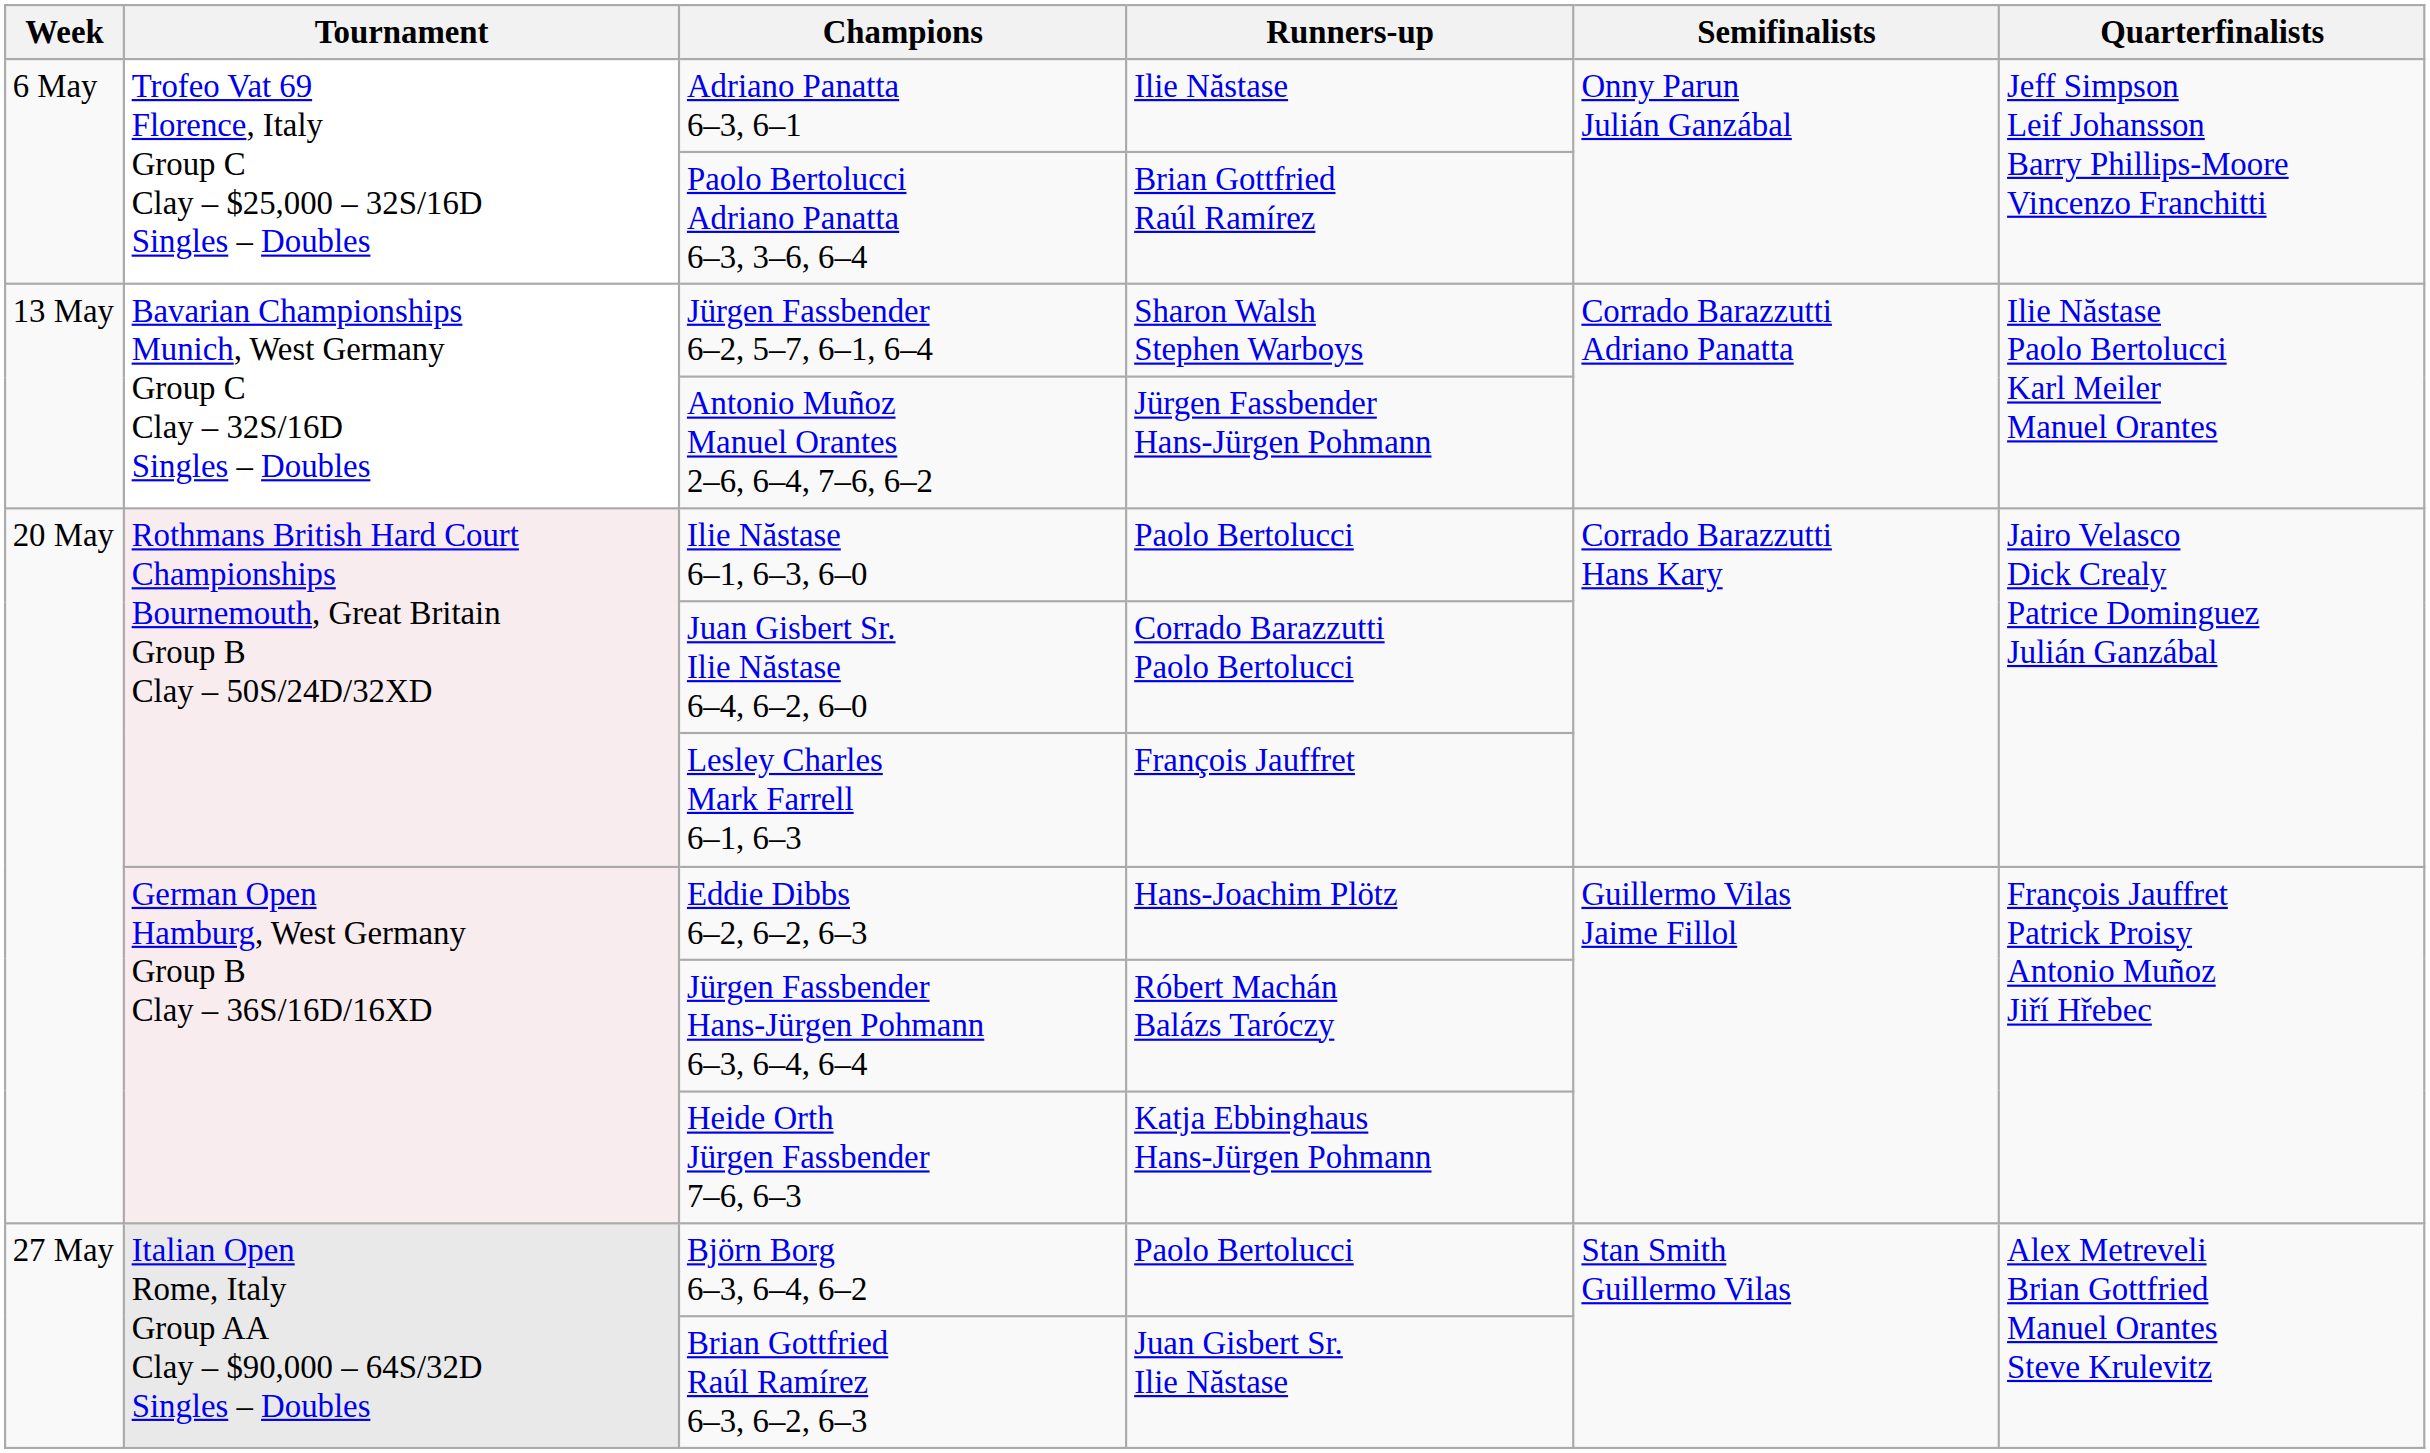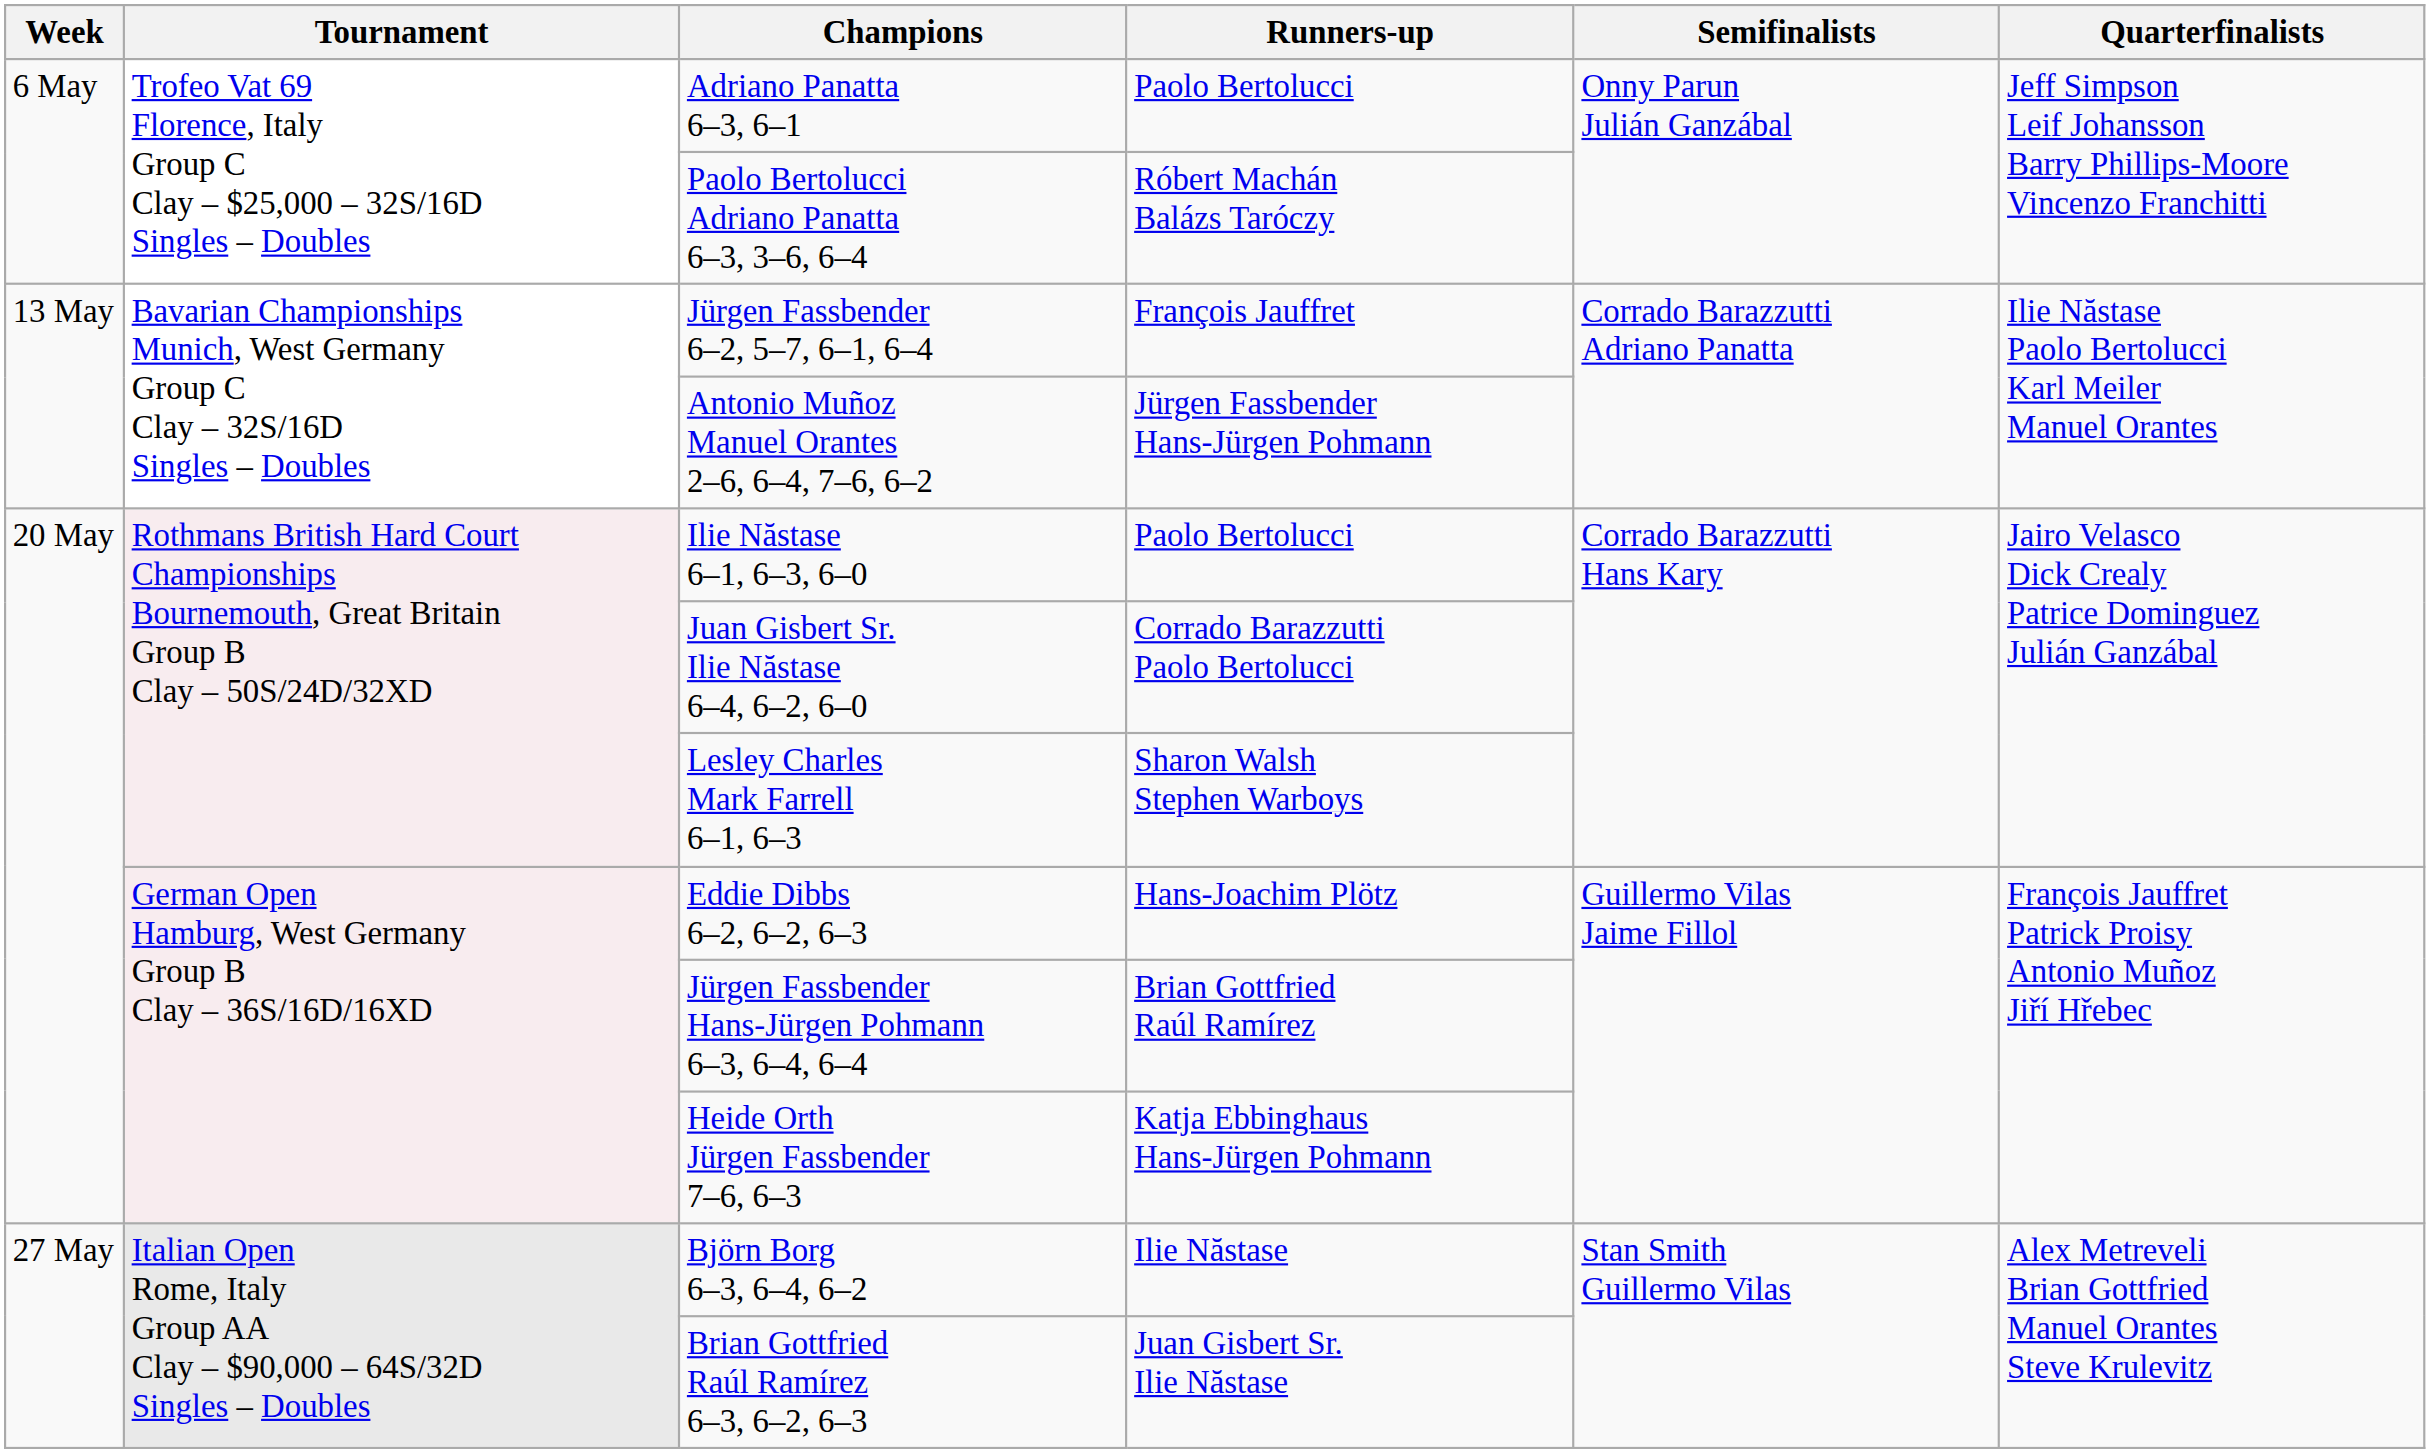(1211, 85) Ilie Năstase -> (1244, 85) Paolo Bertolucci
(1235, 198) Brian Gottfried Raúl Ramírez -> (1236, 198) Róbert Machán Balázs Taróczy
(1249, 330) Sharon Walsh Stephen Warboys -> (1245, 310) François Jauffret
(1245, 760) François Jauffret -> (1249, 780) Sharon Walsh Stephen Warboys
(1236, 1004) Róbert Machán Balázs Taróczy -> (1235, 1004) Brian Gottfried Raúl Ramírez
(1244, 1249) Paolo Bertolucci -> (1211, 1249) Ilie Năstase
